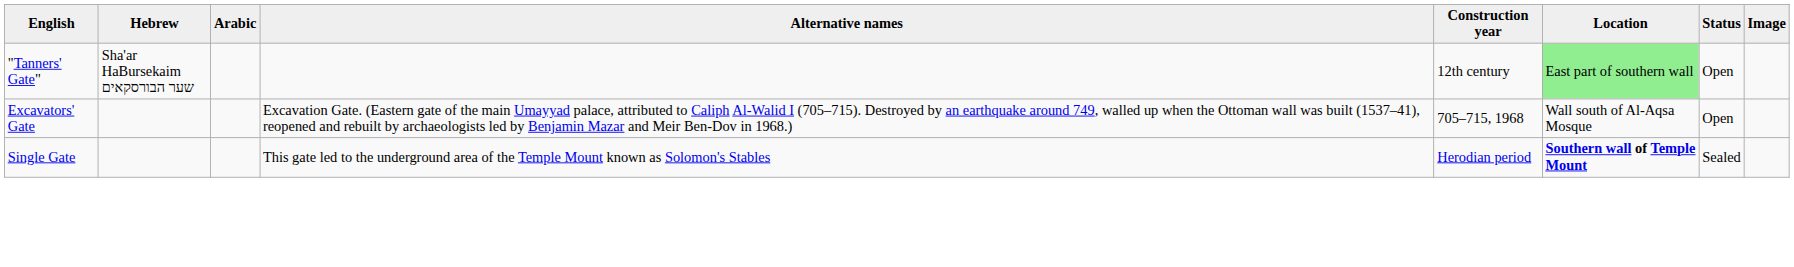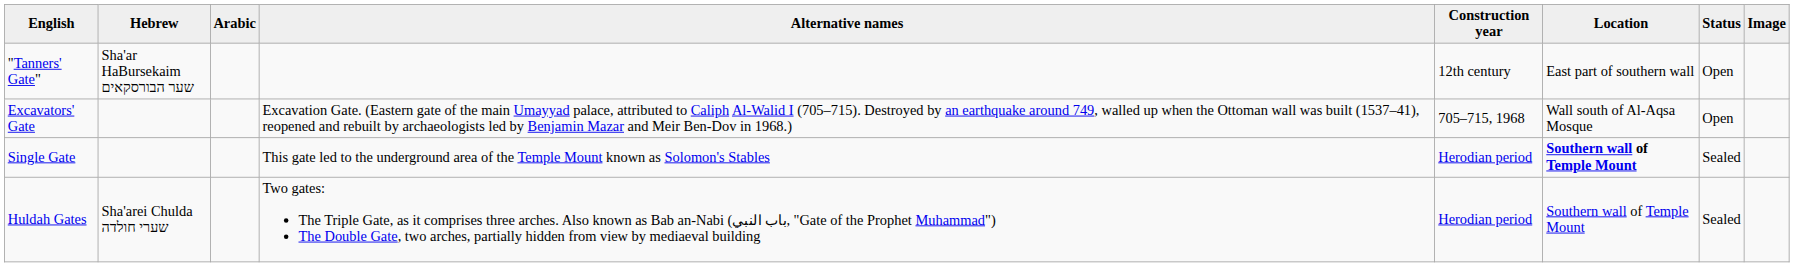(1619, 71) lightgreen background -> (1620, 71) no background
+ row: (47, 219)
